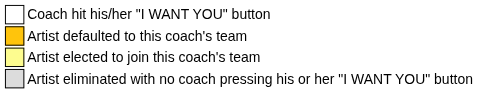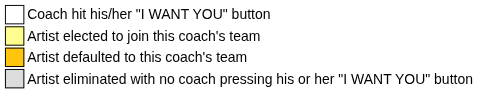rows swapped: (137, 36) <-> (144, 57)
